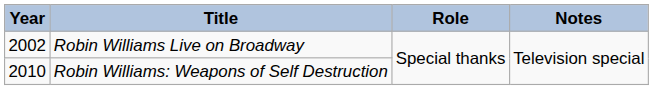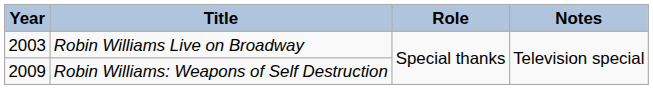(27, 45) 2002 -> (27, 45) 2003
(27, 72) 2010 -> (27, 72) 2009
